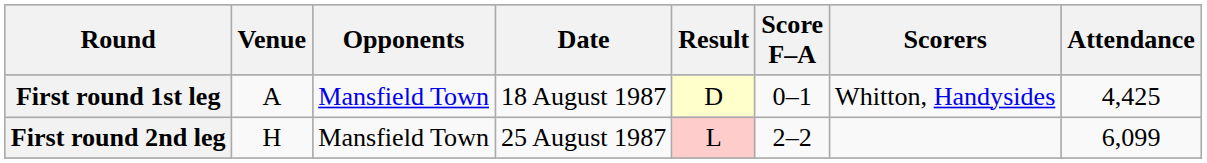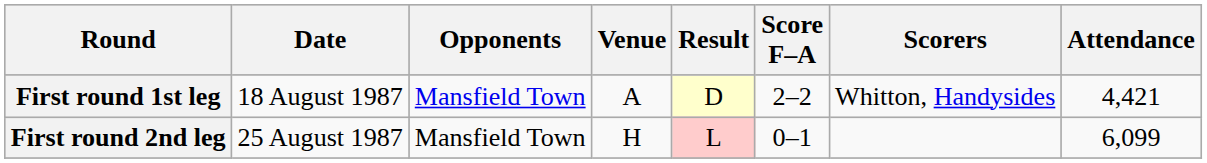columns swapped: (584, 39) <-> (272, 39)
(792, 95) 0–1 -> (792, 95) 2–2
(1131, 95) 4,425 -> (1131, 95) 4,421
(792, 137) 2–2 -> (792, 137) 0–1
